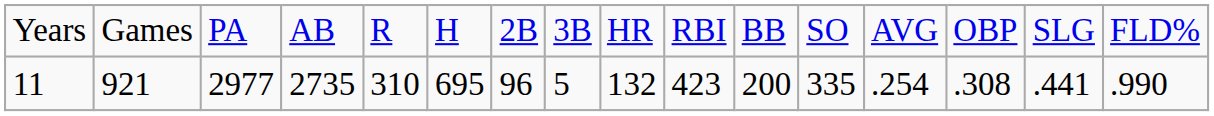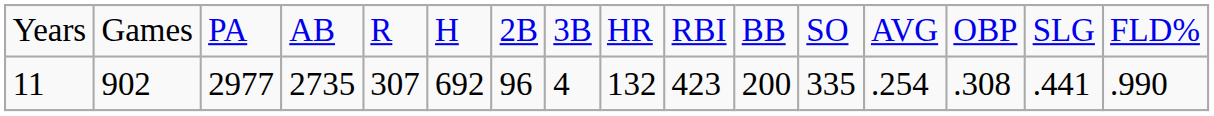(126, 82) 921 -> (126, 82) 902
(395, 82) 310 -> (395, 82) 307
(460, 82) 695 -> (460, 82) 692
(562, 82) 5 -> (562, 82) 4
